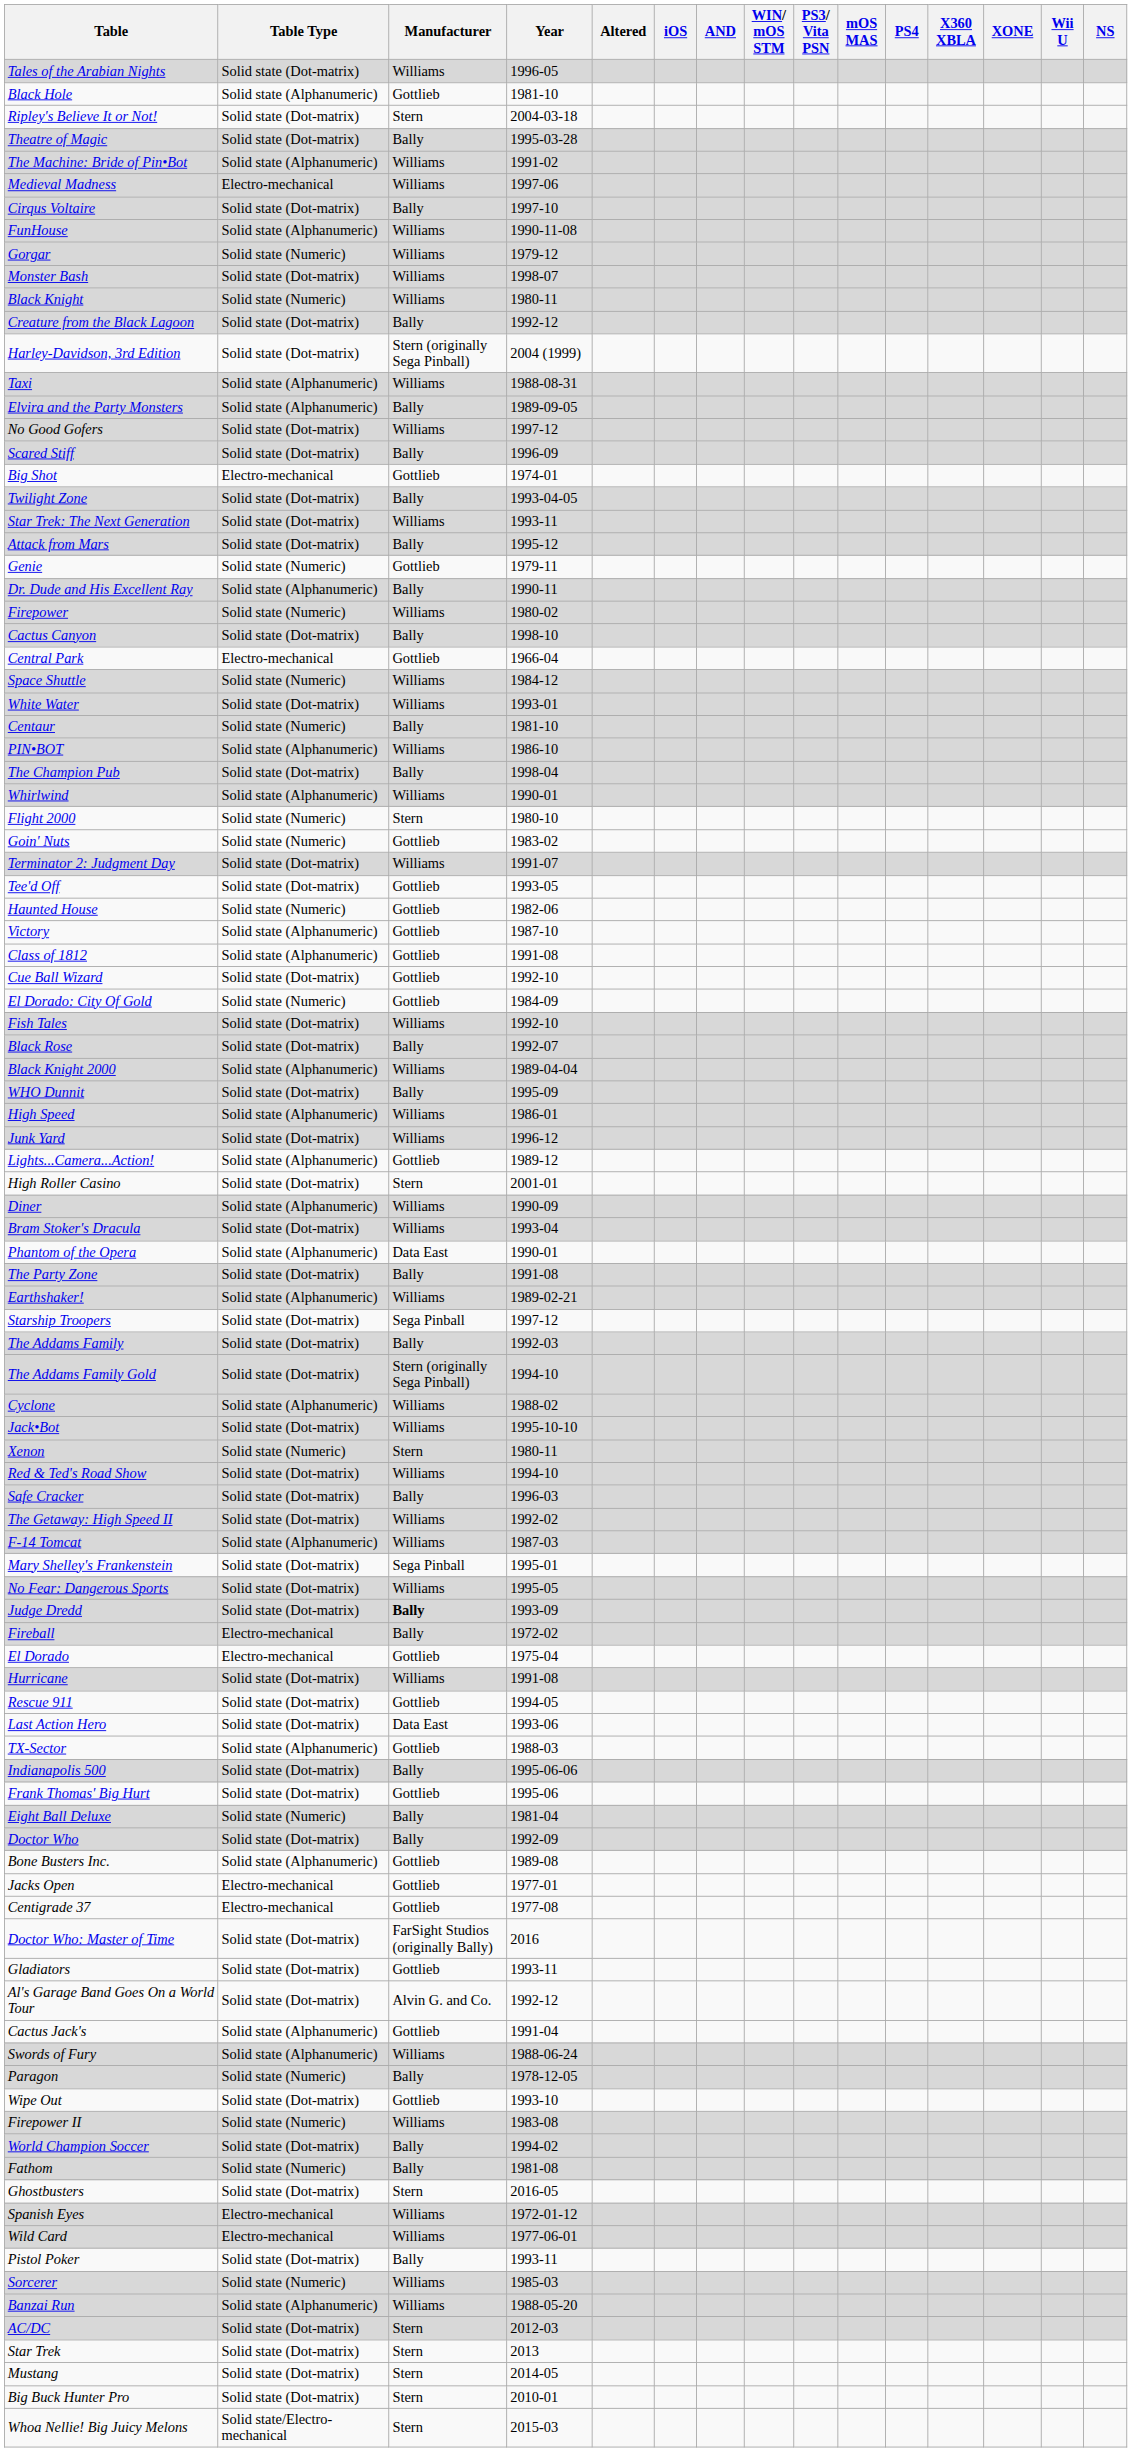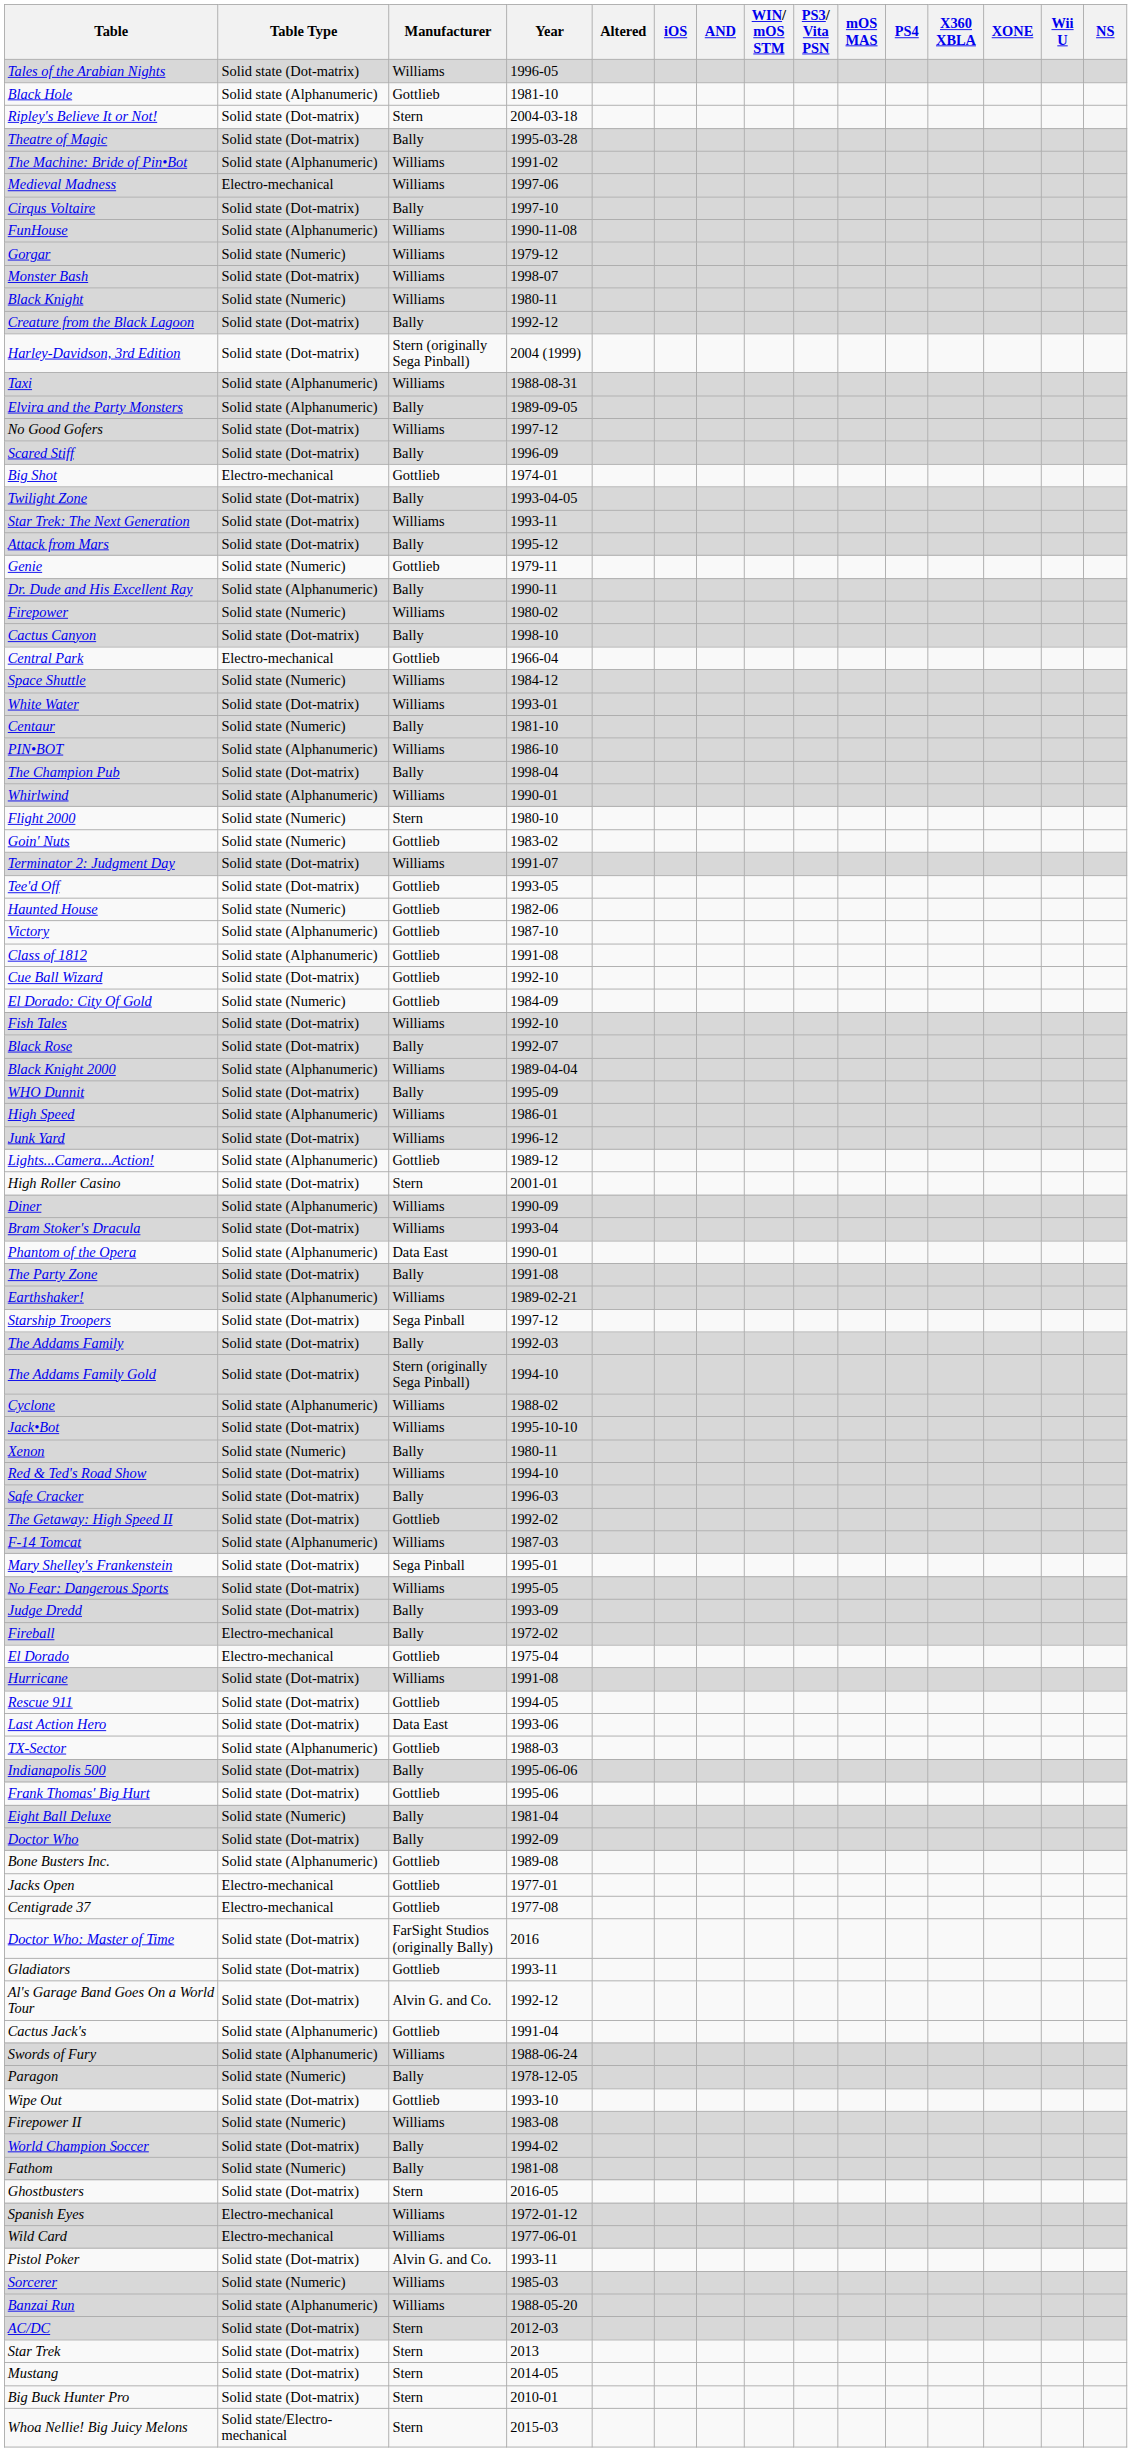(408, 1450) Stern -> (408, 1450) Bally
(419, 1519) Williams -> (416, 1519) Gottlieb
(408, 1610) bold -> (408, 1610) normal
(408, 2259) Bally -> (442, 2259) Alvin G. and Co.
